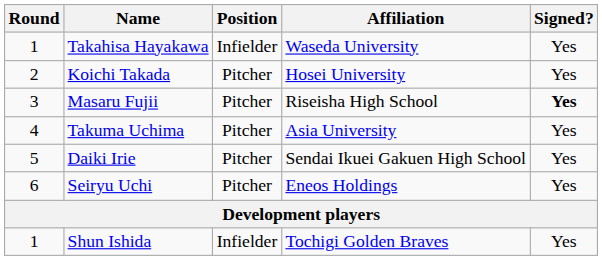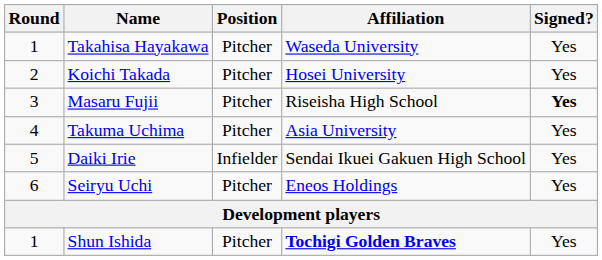(247, 46) Infielder -> (247, 46) Pitcher
(247, 158) Pitcher -> (247, 158) Infielder
(247, 241) Infielder -> (247, 241) Pitcher
(367, 241) normal -> (371, 241) bold
